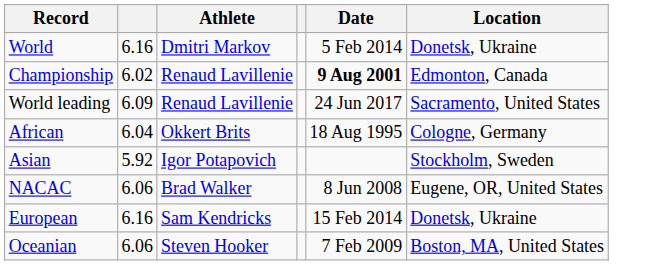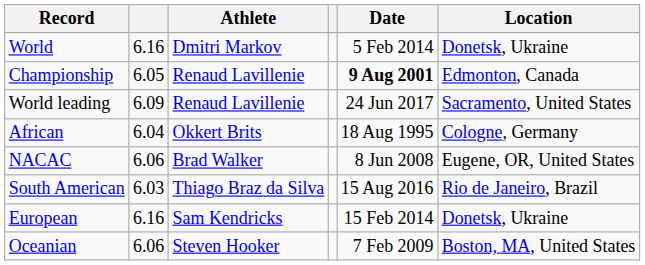(137, 75) 6.02 -> (149, 75) 6.05
- row: (30, 160)
+ row: (67, 189)
